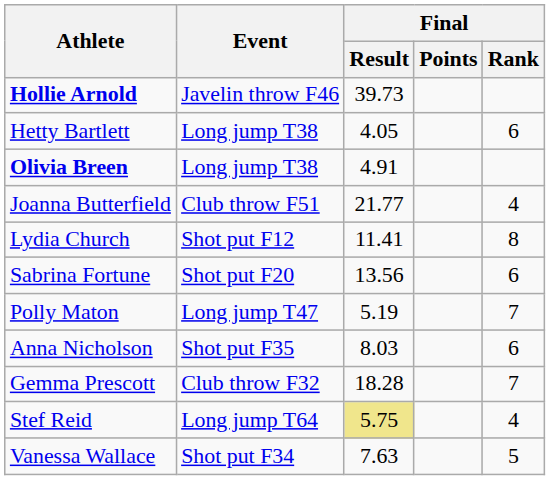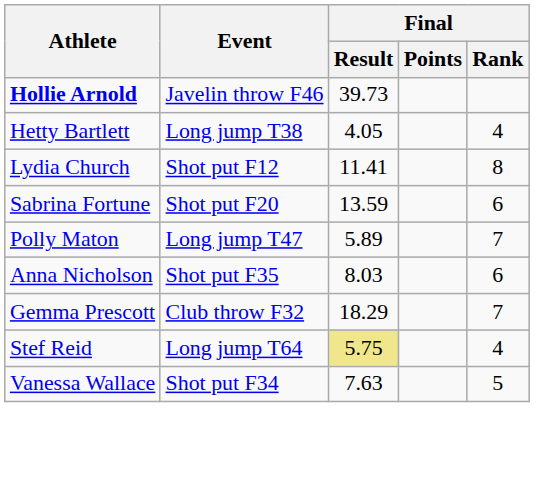(513, 131) 6 -> (498, 131) 4
- row: (69, 167)
- row: (90, 203)
(379, 275) 13.56 -> (364, 203) 13.59
(379, 311) 5.19 -> (364, 239) 5.89
(379, 383) 18.28 -> (364, 311) 18.29
